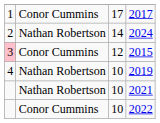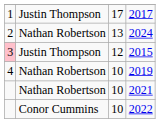(59, 14) Conor Cummins -> (60, 14) Justin Thompson
(117, 33) 14 -> (117, 33) 13
(59, 52) Conor Cummins -> (60, 52) Justin Thompson
